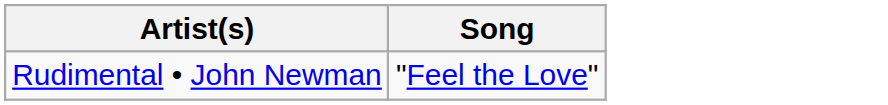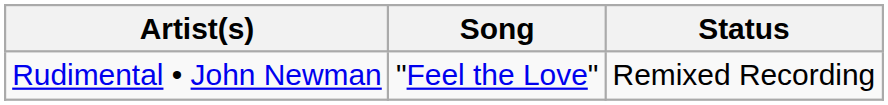+ column: (744, 28)
